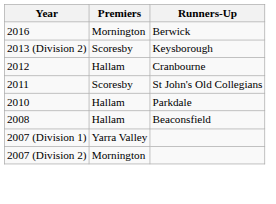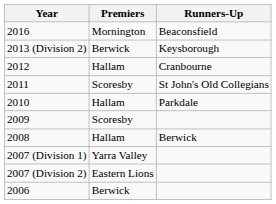(171, 31) Berwick -> (188, 31) Beaconsfield
(112, 48) Scoresby -> (111, 48) Berwick
+ row: (18, 119)
(182, 119) Beaconsfield -> (178, 137) Berwick
(118, 155) Mornington -> (123, 173) Eastern Lions
+ row: (18, 191)
